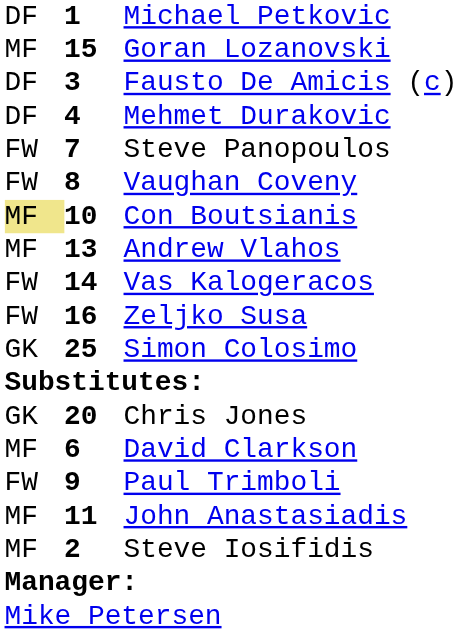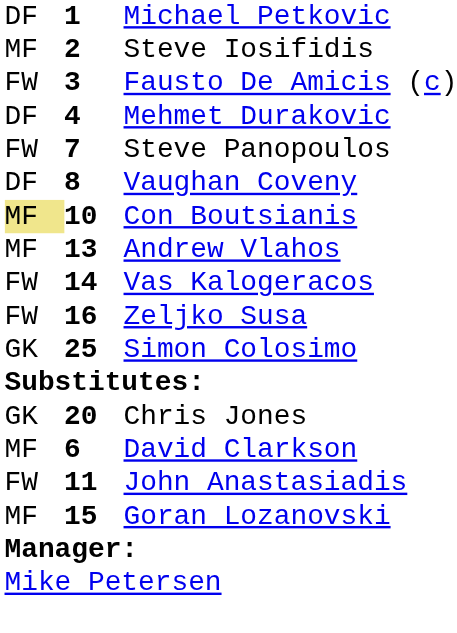rows swapped: (249, 550) <-> (257, 50)
(21, 83) DF -> (21, 83) FW
(21, 183) FW -> (21, 183) DF
- row: (232, 483)
(21, 516) MF -> (21, 483) FW
